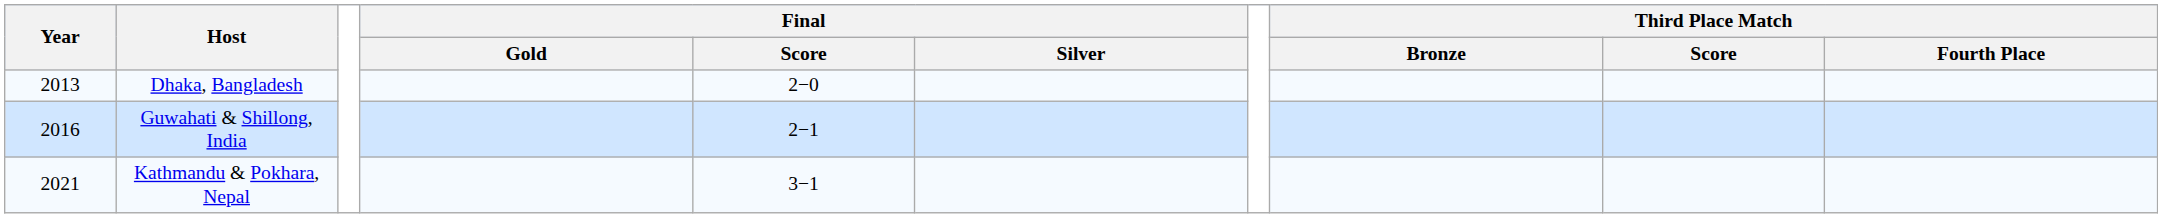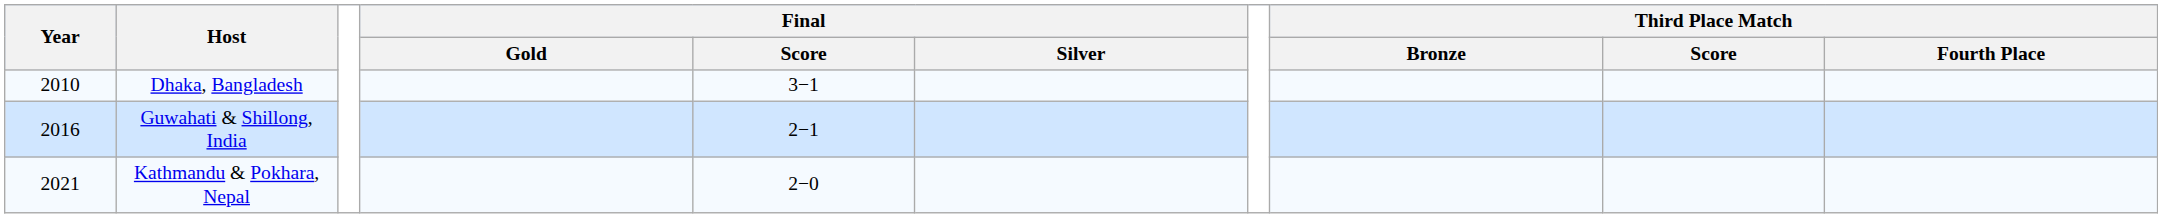(60, 85) 2013 -> (60, 85) 2010
(804, 85) 2−0 -> (804, 85) 3−1
(804, 184) 3−1 -> (804, 184) 2−0
